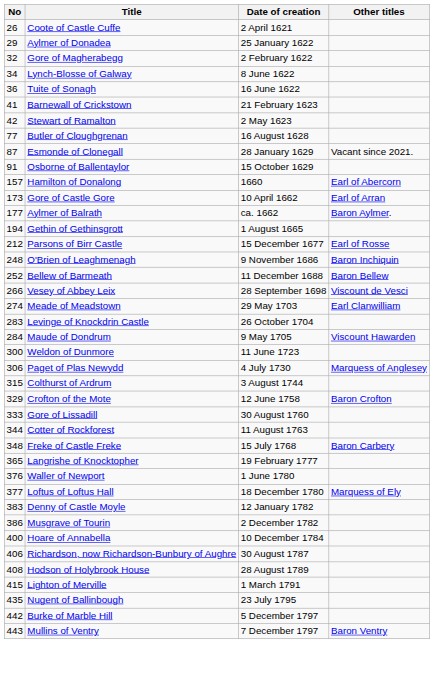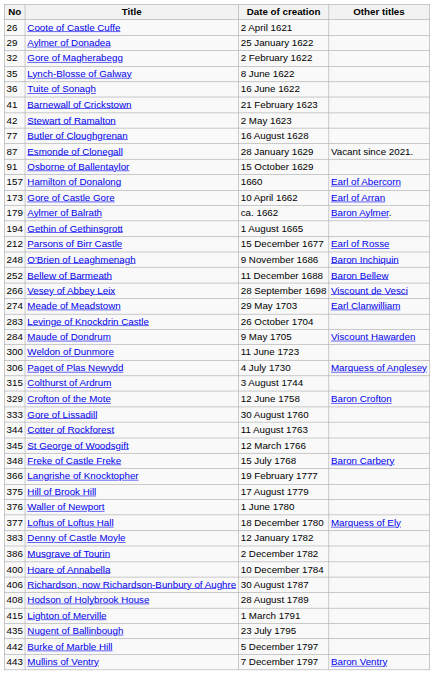(12, 74) 34 -> (12, 74) 35
(15, 213) 177 -> (15, 213) 179
+ row: (78, 445)
(15, 461) 365 -> (15, 476) 366
+ row: (62, 492)
